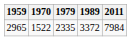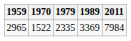(90, 28) 3372 -> (90, 28) 3369
